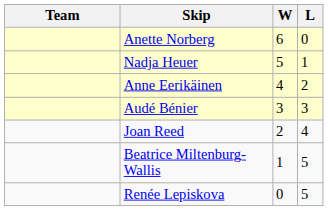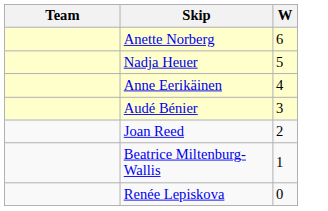- column: (310, 16)
